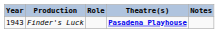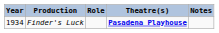(15, 22) 1943 -> (15, 22) 1934
